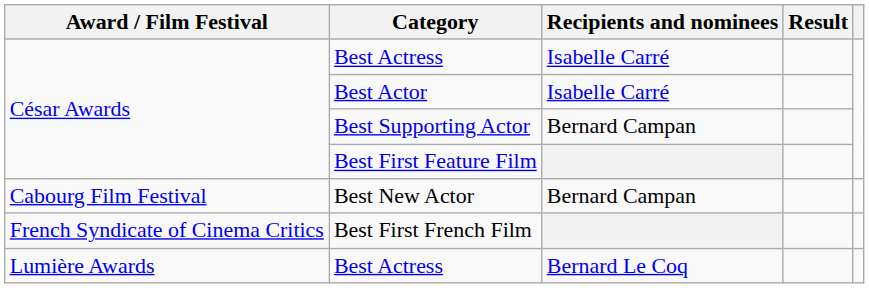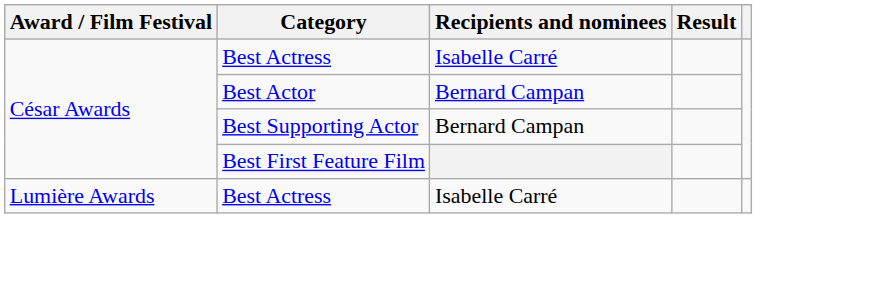(608, 91) Isabelle Carré -> (510, 91) Bernard Campan
- row: (108, 195)
- row: (167, 230)
(617, 265) Bernard Le Coq -> (496, 195) Isabelle Carré
